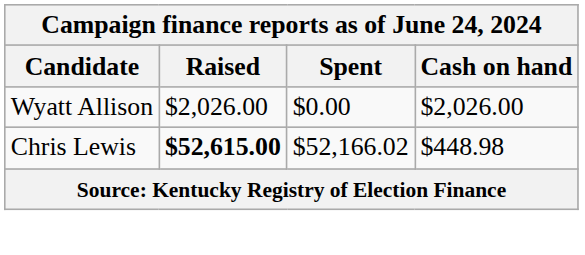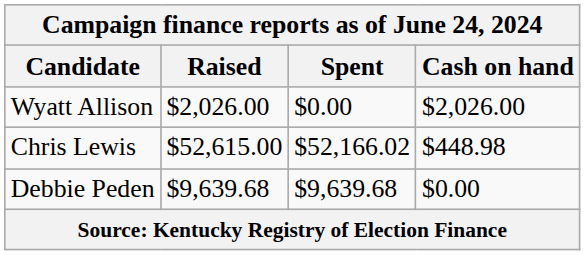(223, 147) bold -> (224, 147) normal
+ row: (83, 188)
